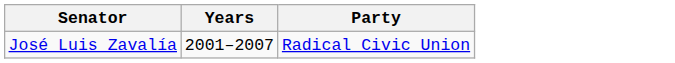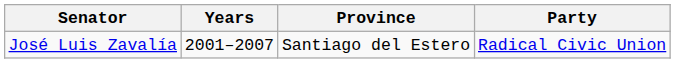+ column: (376, 18)
